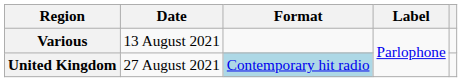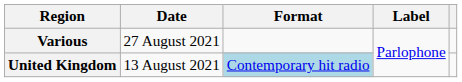(172, 40) 13 August 2021 -> (172, 40) 27 August 2021
(172, 64) 27 August 2021 -> (172, 64) 13 August 2021
